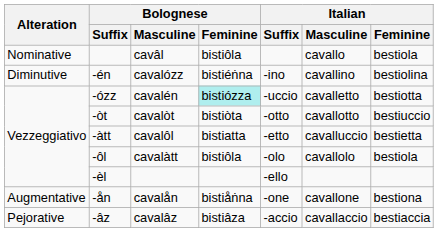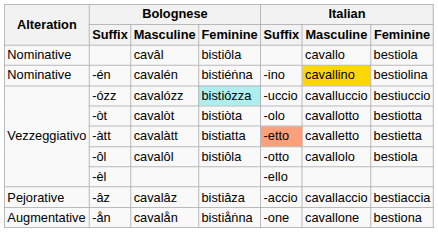(37, 75) Diminutive -> (39, 75) Nominative
(159, 75) cavalózz -> (156, 75) cavalén
(330, 75) no background -> (330, 75) gold background
(156, 95) cavalén -> (159, 95) cavalózz
(332, 95) cavalletto -> (336, 95) cavalluccio
(398, 95) bestiotta -> (402, 95) bestiuccio
(276, 116) -otto -> (274, 116) -olo
(402, 116) bestiuccio -> (398, 116) bestiotta
(154, 136) cavalôl -> (156, 136) cavalàtt
(276, 136) no background -> (276, 136) lightsalmon background
(336, 136) cavalluccio -> (332, 136) cavalletto
(156, 156) cavalàtt -> (154, 156) cavalôl
(274, 156) -olo -> (276, 156) -otto
rows swapped: (101, 197) <-> (101, 217)
